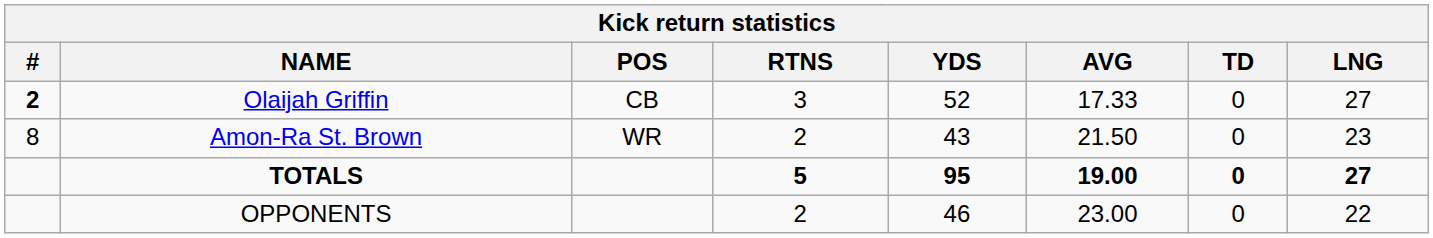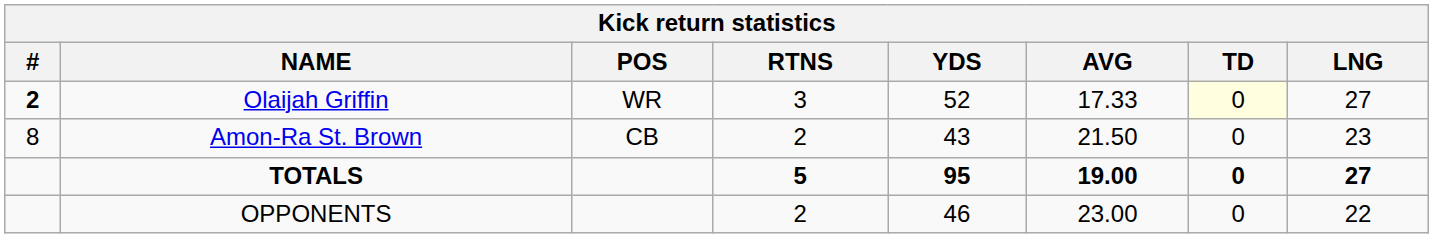(642, 99) CB -> (642, 99) WR
(1238, 99) no background -> (1238, 99) lightyellow background
(642, 137) WR -> (642, 137) CB
